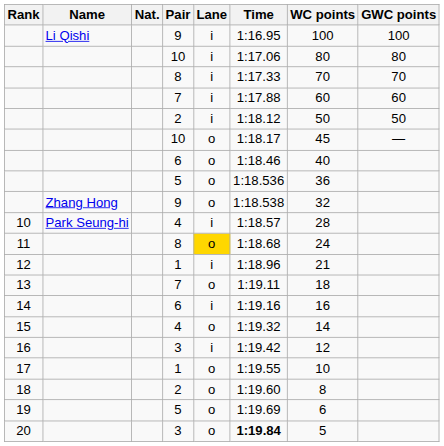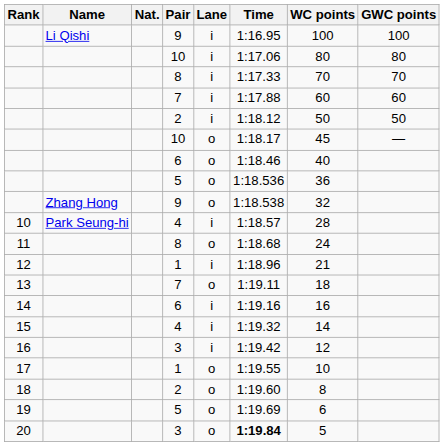(212, 243) gold background -> (212, 243) no background
(212, 327) o -> (212, 327) i
